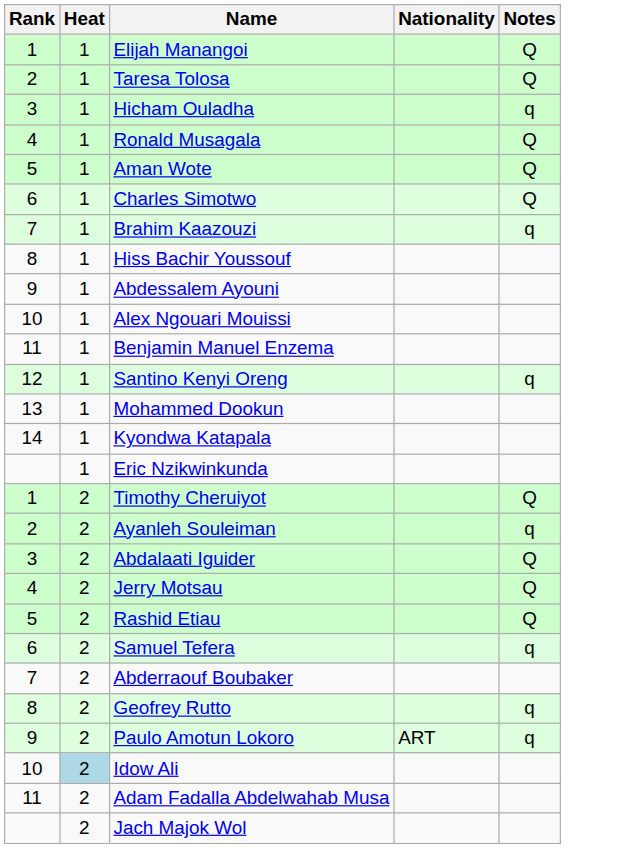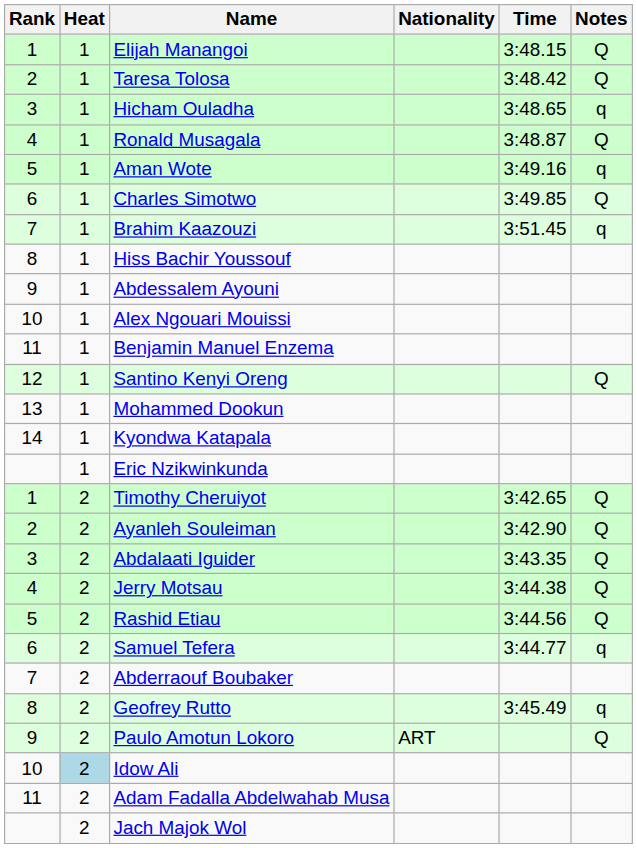+ column: (535, 19)
(530, 169) Q -> (601, 169) q
(530, 378) q -> (601, 378) Q
(530, 528) q -> (601, 528) Q
(530, 738) q -> (601, 738) Q
